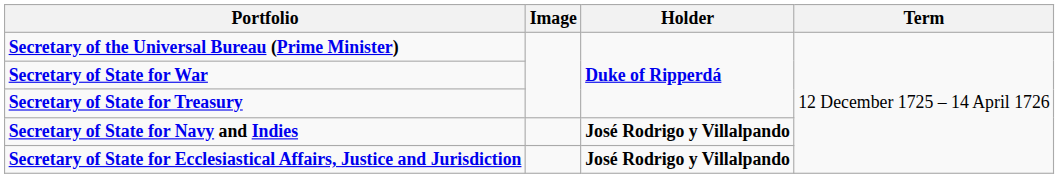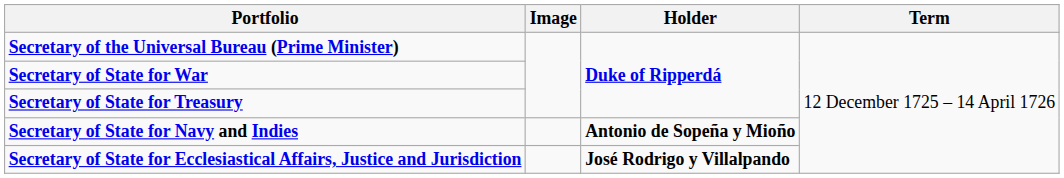(688, 131) José Rodrigo y Villalpando -> (690, 131) Antonio de Sopeña y Mioño
